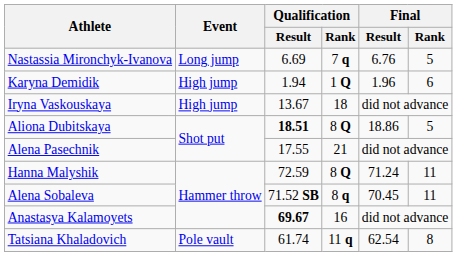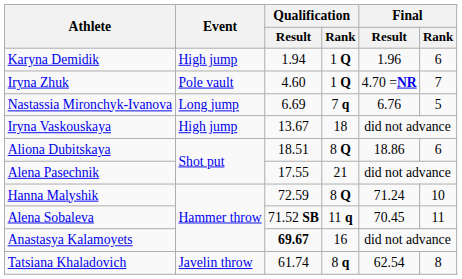rows swapped: (53, 82) <-> (90, 60)
+ row: (38, 82)
(294, 127) bold -> (294, 150) normal
(430, 127) 5 -> (438, 150) 6
(430, 172) 11 -> (438, 195) 10
(340, 195) 8 q -> (340, 218) 11 q
(206, 240) Pole vault -> (216, 263) Javelin throw
(340, 240) 11 q -> (340, 263) 8 q
